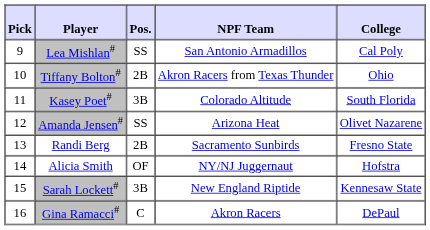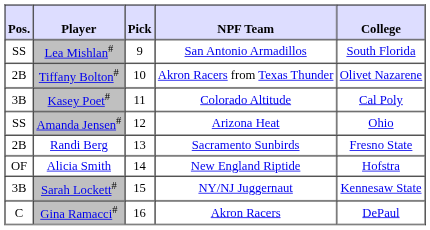columns swapped: (20, 29) <-> (140, 29)
(381, 51) Cal Poly -> (381, 51) South Florida
(381, 75) Ohio -> (381, 75) Olivet Nazarene
(381, 99) South Florida -> (381, 99) Cal Poly
(381, 123) Olivet Nazarene -> (381, 123) Ohio
(246, 166) NY/NJ Juggernaut -> (246, 166) New England Riptide
(246, 188) New England Riptide -> (246, 188) NY/NJ Juggernaut
